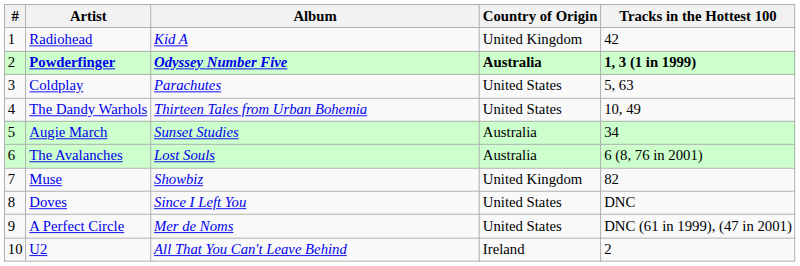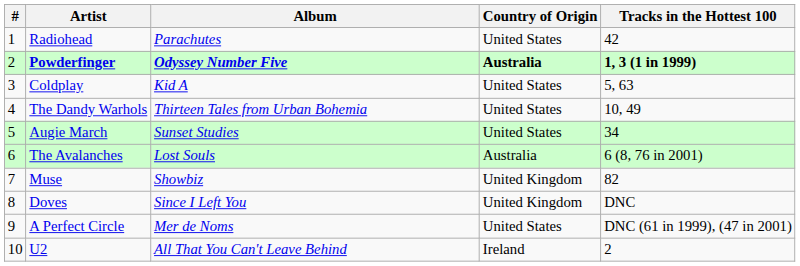(171, 39) Kid A -> (188, 39) Parachutes
(533, 39) United Kingdom -> (522, 39) United States
(188, 86) Parachutes -> (171, 86) Kid A
(510, 132) Australia -> (522, 132) United States
(522, 202) United States -> (533, 202) United Kingdom
